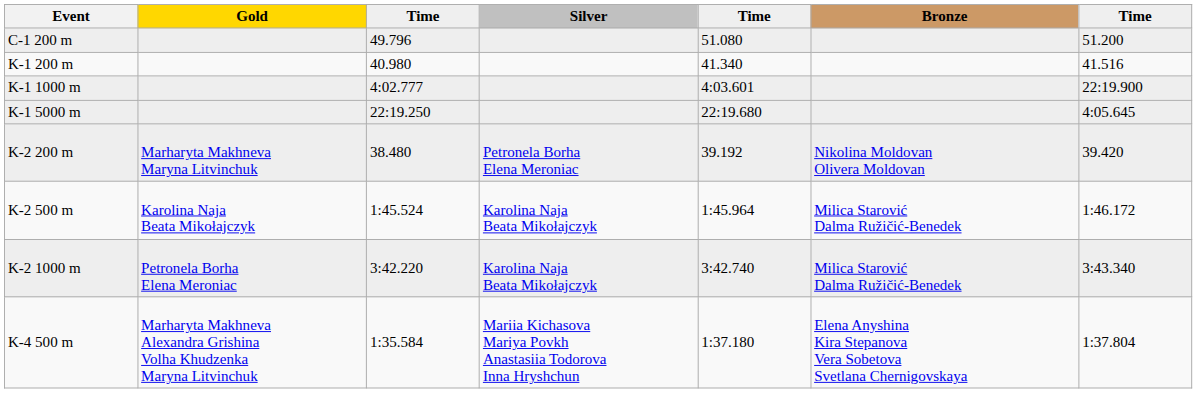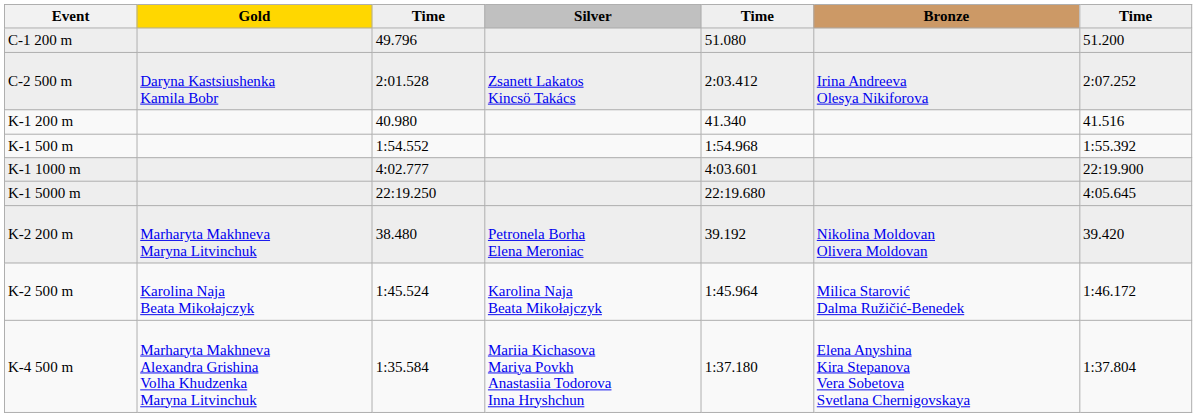+ row: (40, 81)
+ row: (41, 145)
- row: (44, 267)
